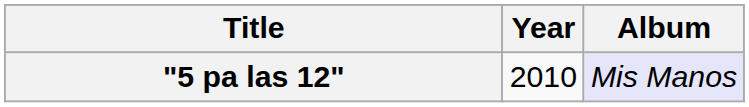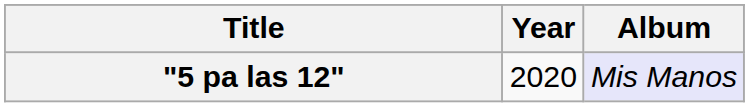(543, 76) 2010 -> (543, 76) 2020
